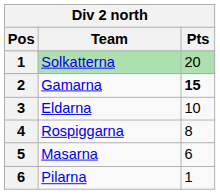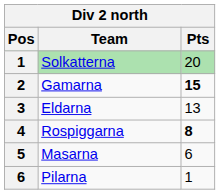(193, 108) 10 -> (193, 108) 13
(188, 131) normal -> (188, 131) bold
